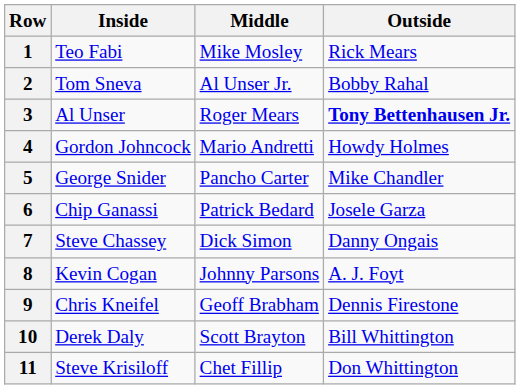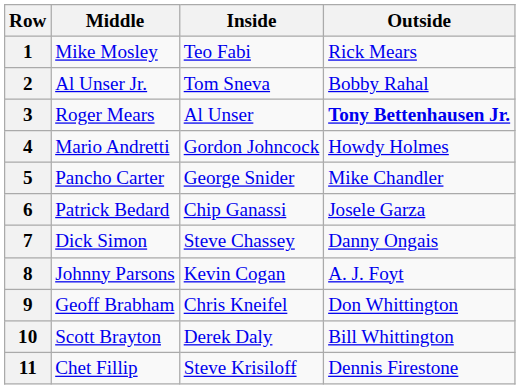columns swapped: (123, 20) <-> (259, 20)
(393, 304) Dennis Firestone -> (393, 304) Don Whittington
(393, 367) Don Whittington -> (393, 367) Dennis Firestone
